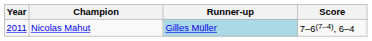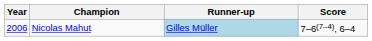(17, 28) 2011 -> (17, 28) 2006
